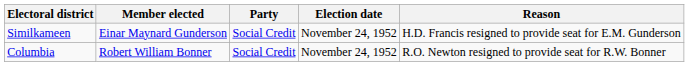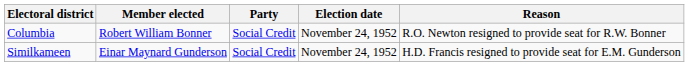rows swapped: (31, 52) <-> (39, 33)
